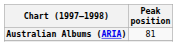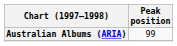(151, 34) 81 -> (151, 34) 99
